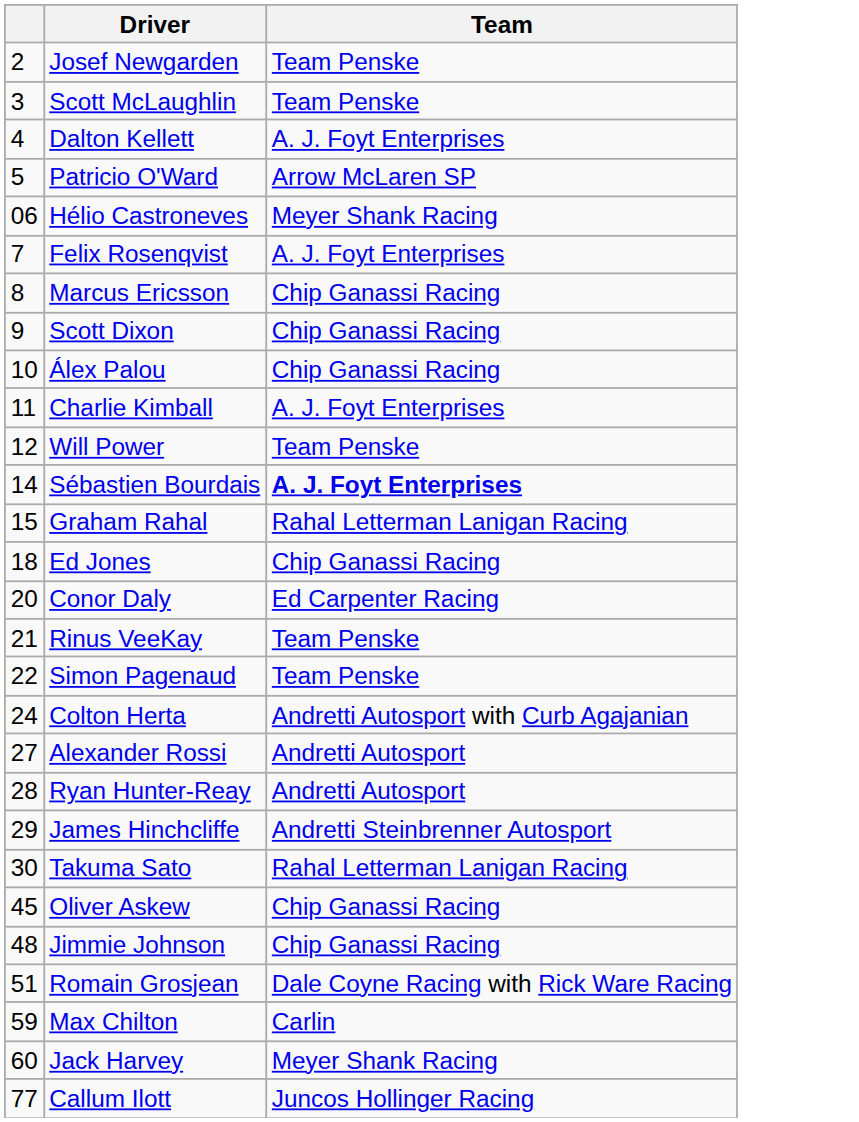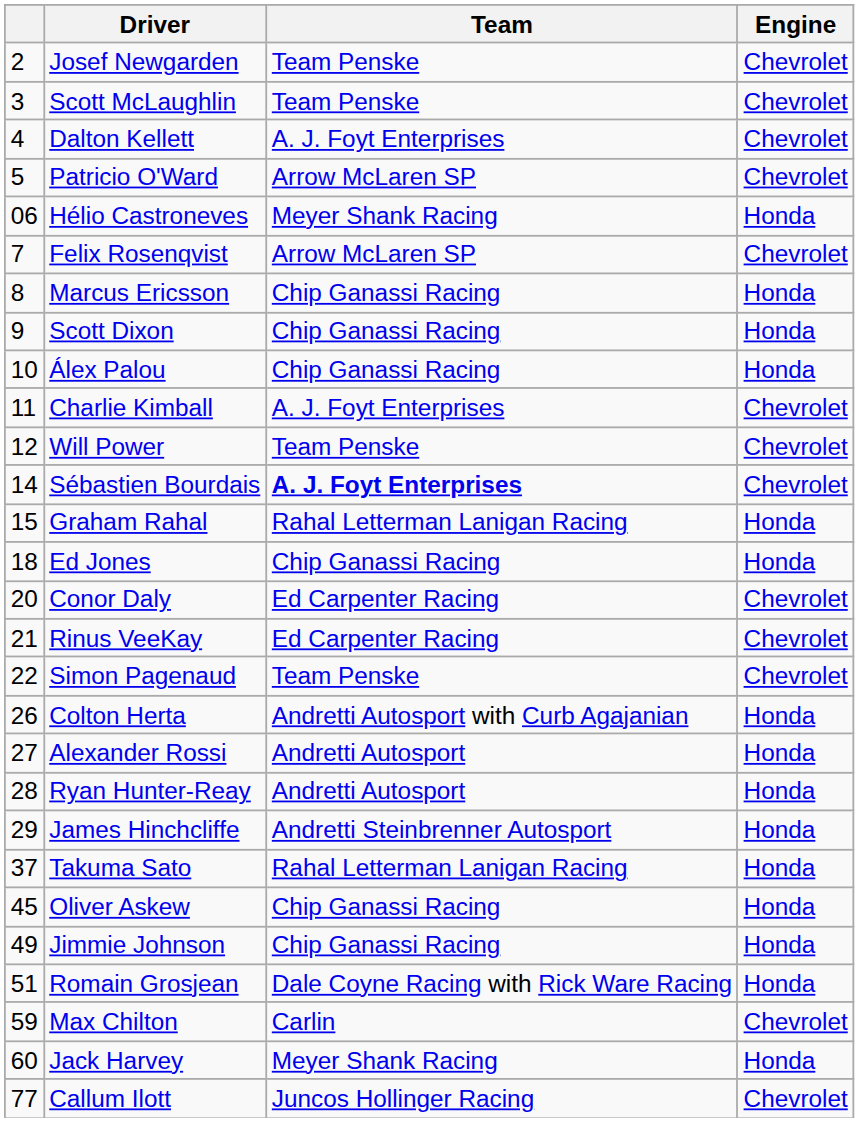+ column: (796, 24)
(388, 254) A. J. Foyt Enterprises -> (374, 254) Arrow McLaren SP
(346, 638) Team Penske -> (385, 638) Ed Carpenter Racing
(24, 714) 24 -> (24, 714) 26
(24, 868) 30 -> (24, 868) 37
(24, 945) 48 -> (24, 945) 49
